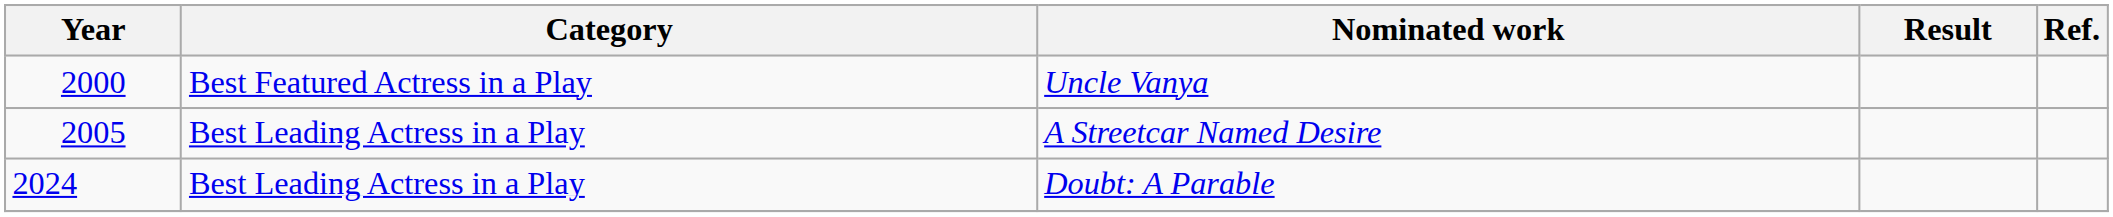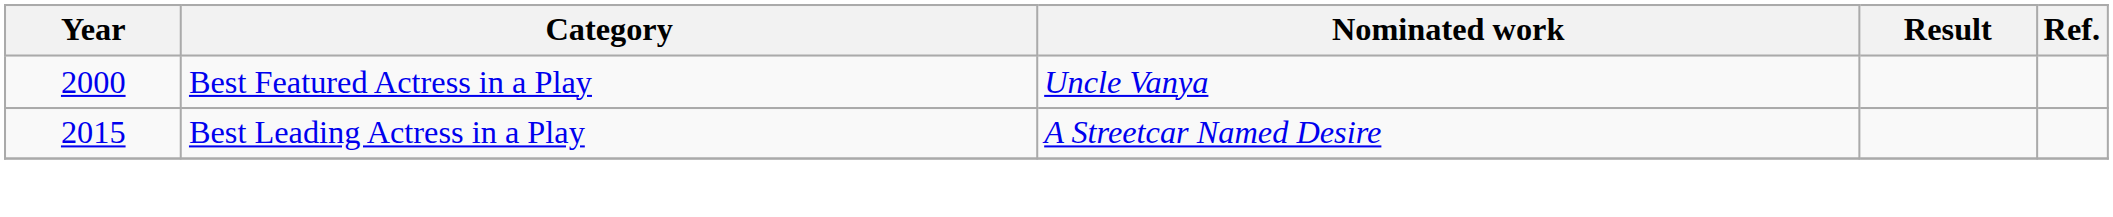(93, 132) 2005 -> (93, 132) 2015
- row: (1159, 183)
